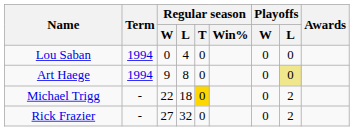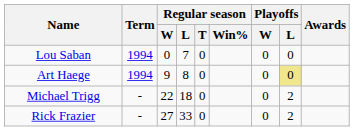(186, 55) 4 -> (186, 55) 7
(202, 95) gold background -> (202, 95) no background
(186, 116) 32 -> (186, 116) 33
